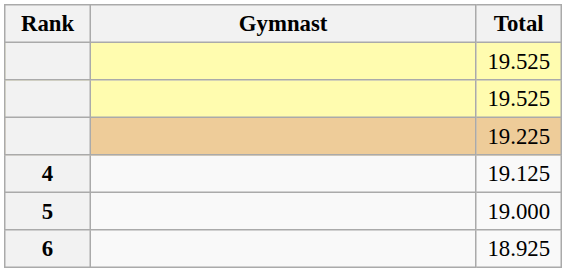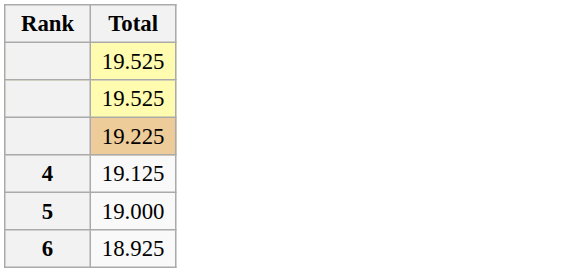- column: (283, 23)
